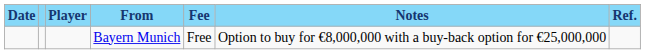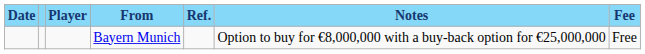columns swapped: (199, 15) <-> (625, 15)
